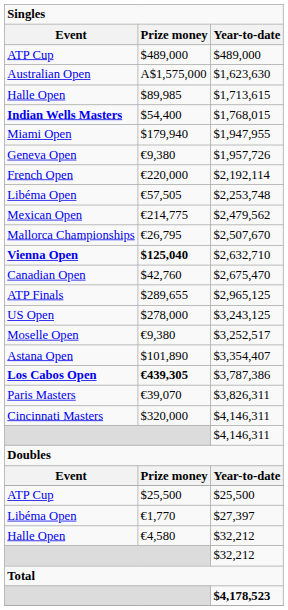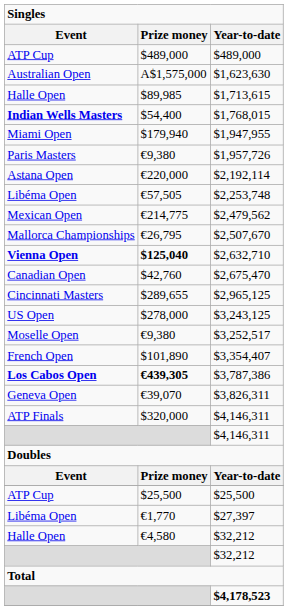(42, 154) Geneva Open -> (42, 154) Paris Masters
(40, 174) French Open -> (40, 174) Astana Open
(35, 295) ATP Finals -> (55, 295) Cincinnati Masters
(40, 355) Astana Open -> (40, 355) French Open
(42, 395) Paris Masters -> (42, 395) Geneva Open
(55, 415) Cincinnati Masters -> (35, 415) ATP Finals
